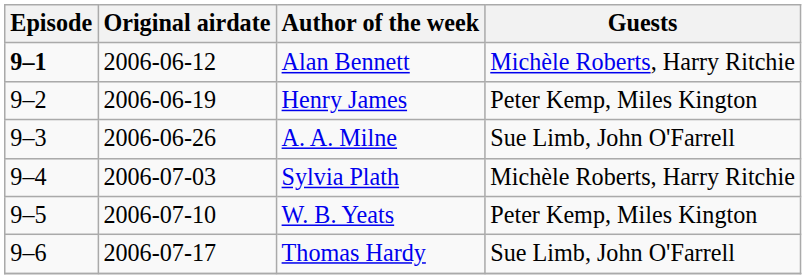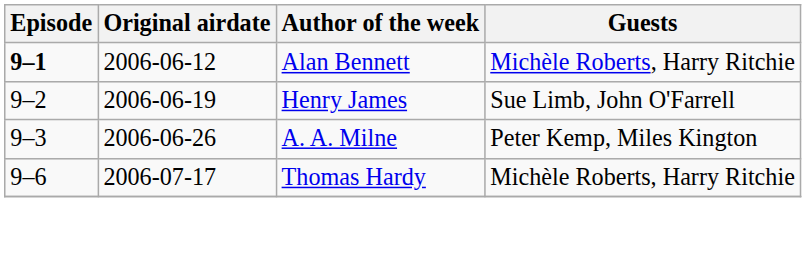(624, 100) Peter Kemp, Miles Kington -> (613, 100) Sue Limb, John O'Farrell
(613, 138) Sue Limb, John O'Farrell -> (624, 138) Peter Kemp, Miles Kington
- row: (340, 176)
- row: (338, 215)
(613, 253) Sue Limb, John O'Farrell -> (643, 176) Michèle Roberts, Harry Ritchie
